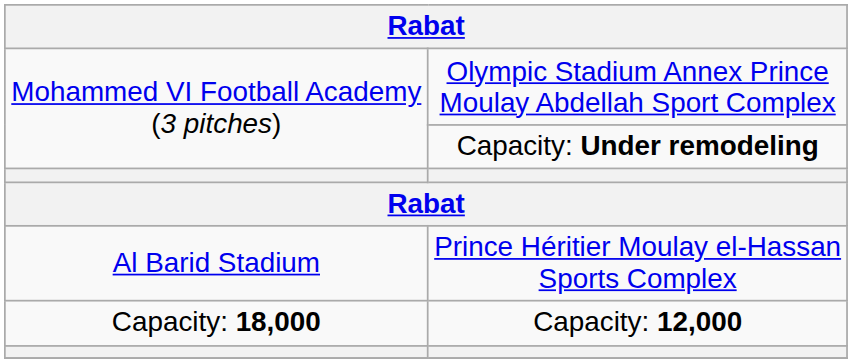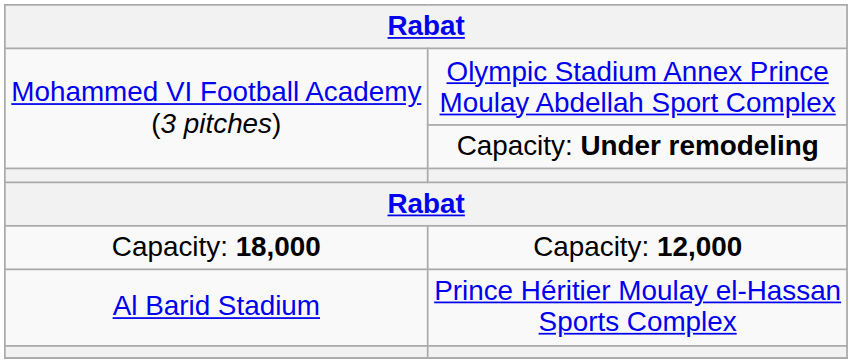rows swapped: (638, 262) <-> (638, 322)
